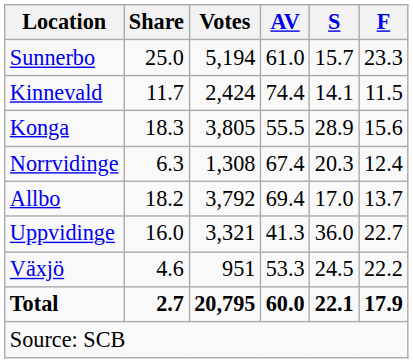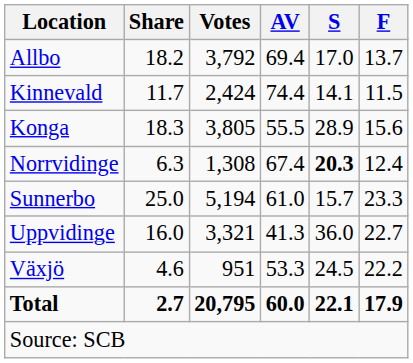rows swapped: (35, 198) <-> (52, 57)
(334, 163) normal -> (334, 163) bold
